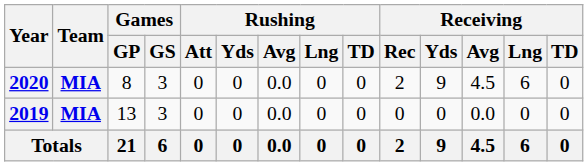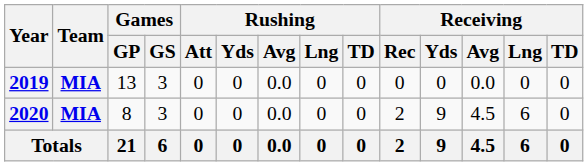rows swapped: (29, 113) <-> (29, 82)
